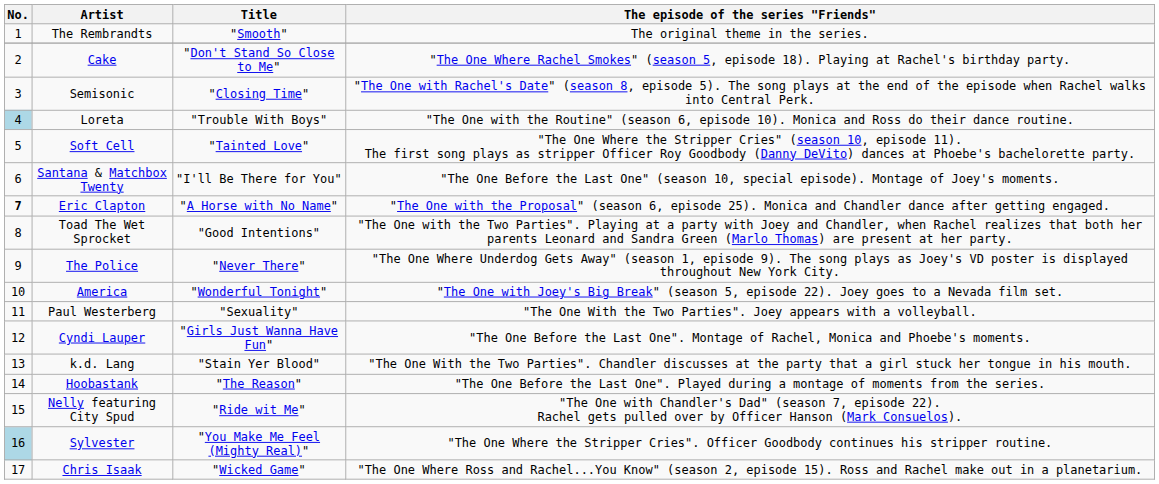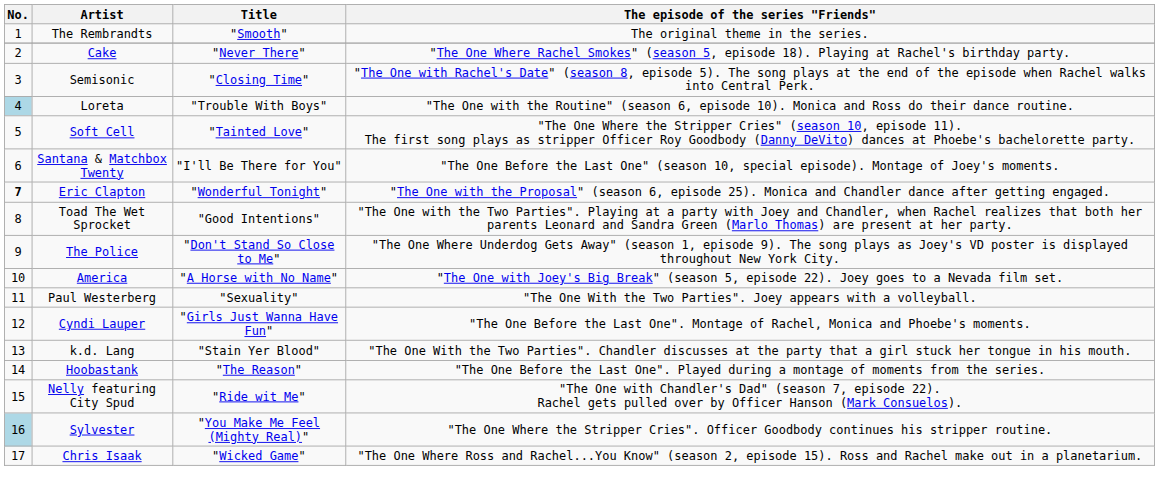(259, 60) "Don't Stand So Close to Me" -> (259, 53) "Never There"
(259, 206) "A Horse with No Name" -> (259, 192) "Wonderful Tonight"
(259, 266) "Never There" -> (259, 252) "Don't Stand So Close to Me"
(259, 292) "Wonderful Tonight" -> (259, 278) "A Horse with No Name"
